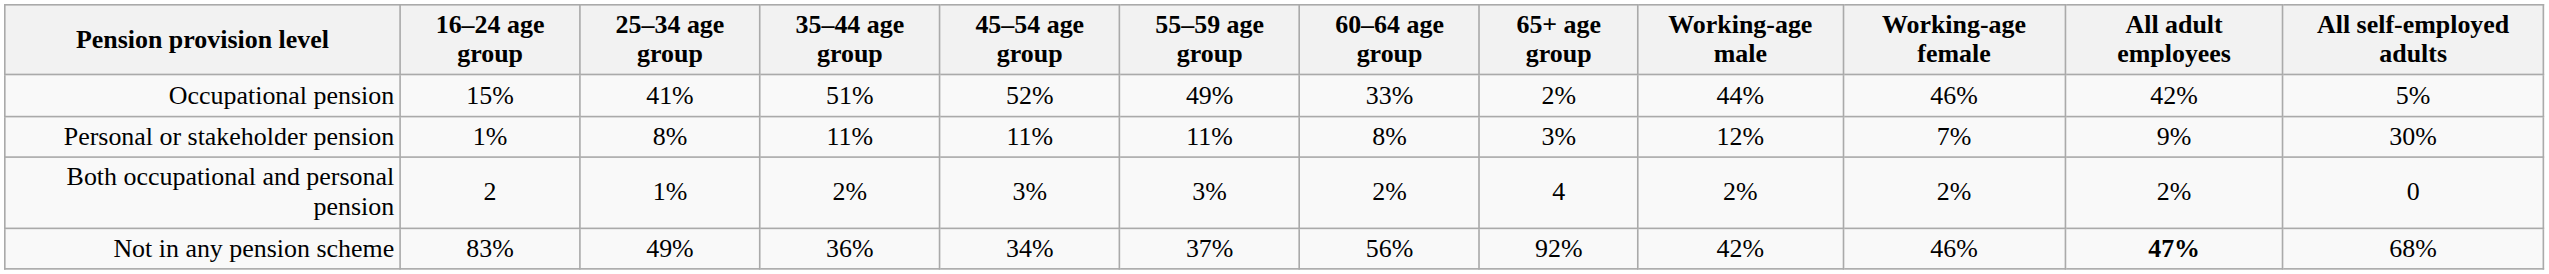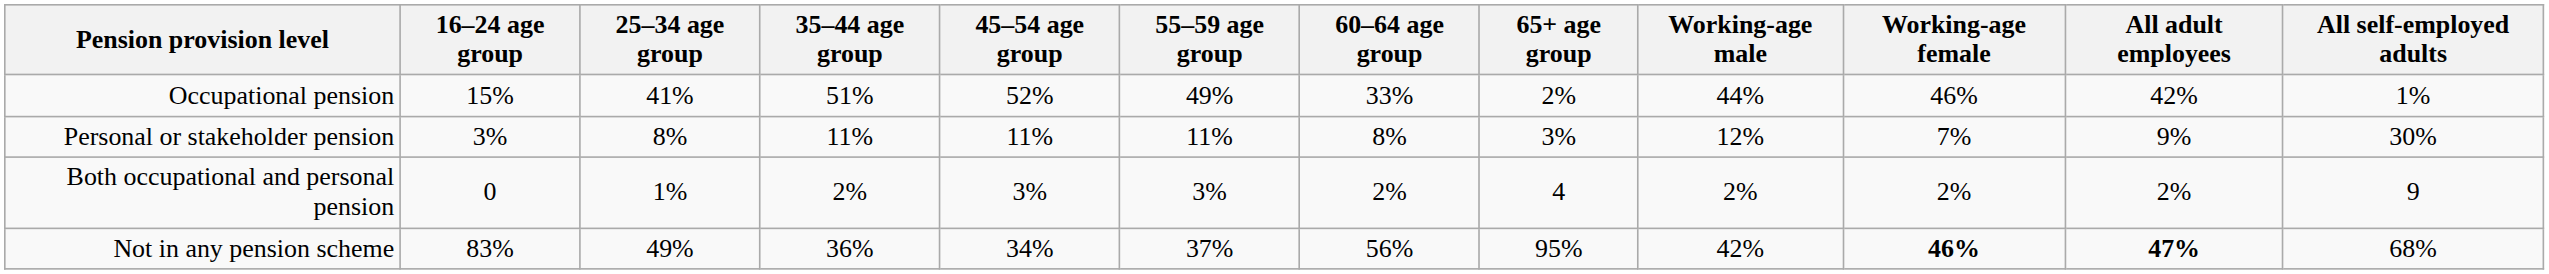(2413, 95) 5% -> (2413, 95) 1%
(490, 136) 1% -> (490, 136) 3%
(490, 192) 2 -> (490, 192) 0
(2413, 192) 0 -> (2413, 192) 9
(1559, 247) 92% -> (1559, 247) 95%
(1954, 247) normal -> (1954, 247) bold
